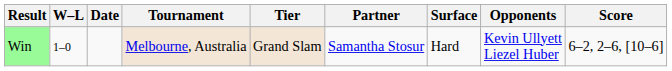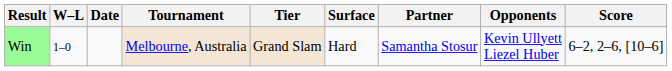columns swapped: (454, 15) <-> (376, 15)
